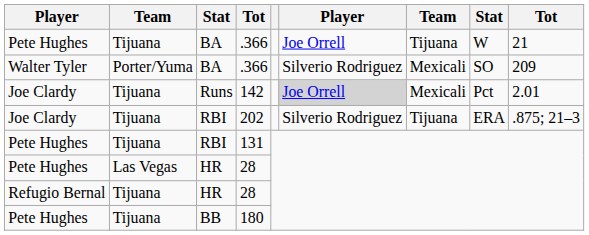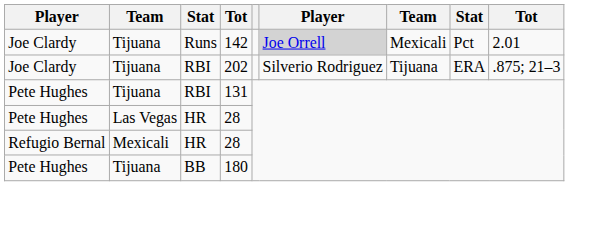- row: (48, 42)
- row: (47, 67)
(137, 192) Tijuana -> (141, 142) Mexicali
